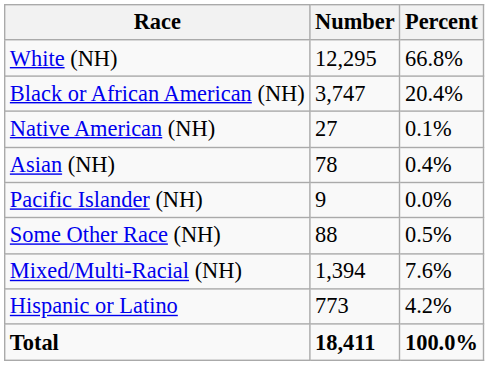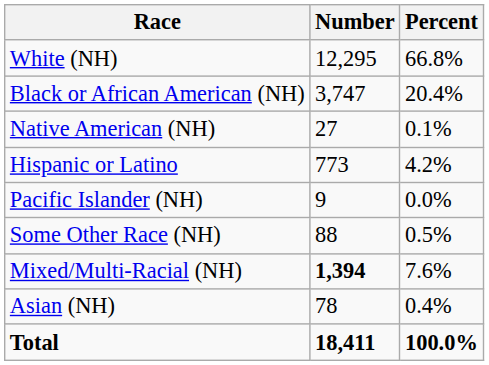rows swapped: (62, 164) <-> (94, 306)
(340, 270) normal -> (340, 270) bold
